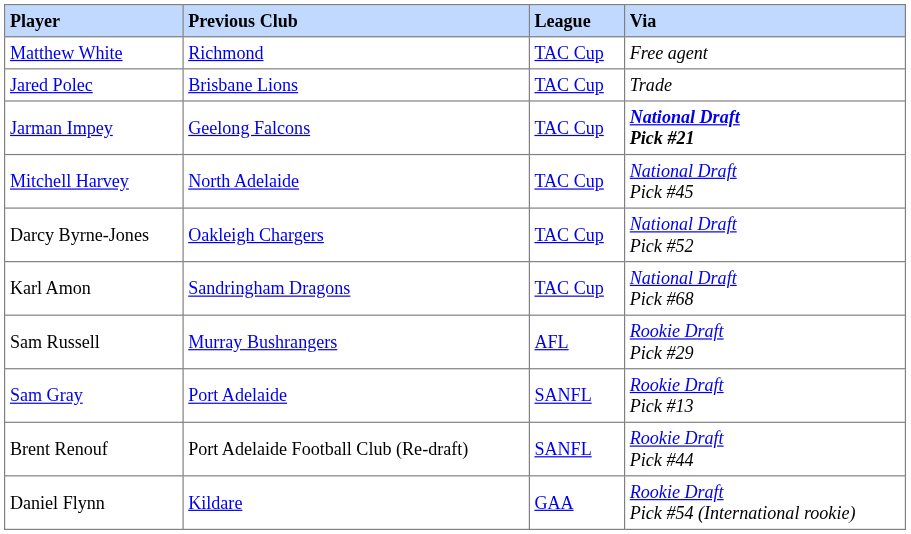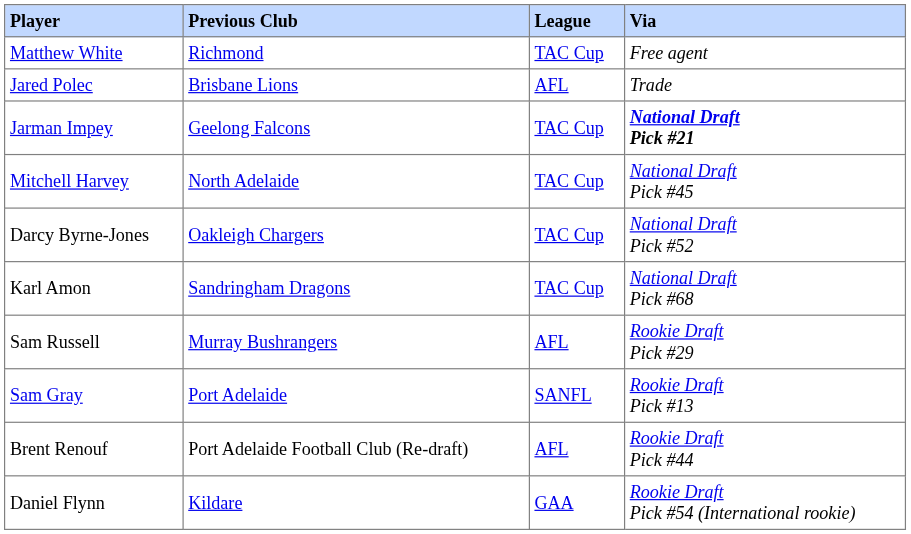(569, 84) TAC Cup -> (552, 84) AFL
(563, 448) SANFL -> (552, 448) AFL
